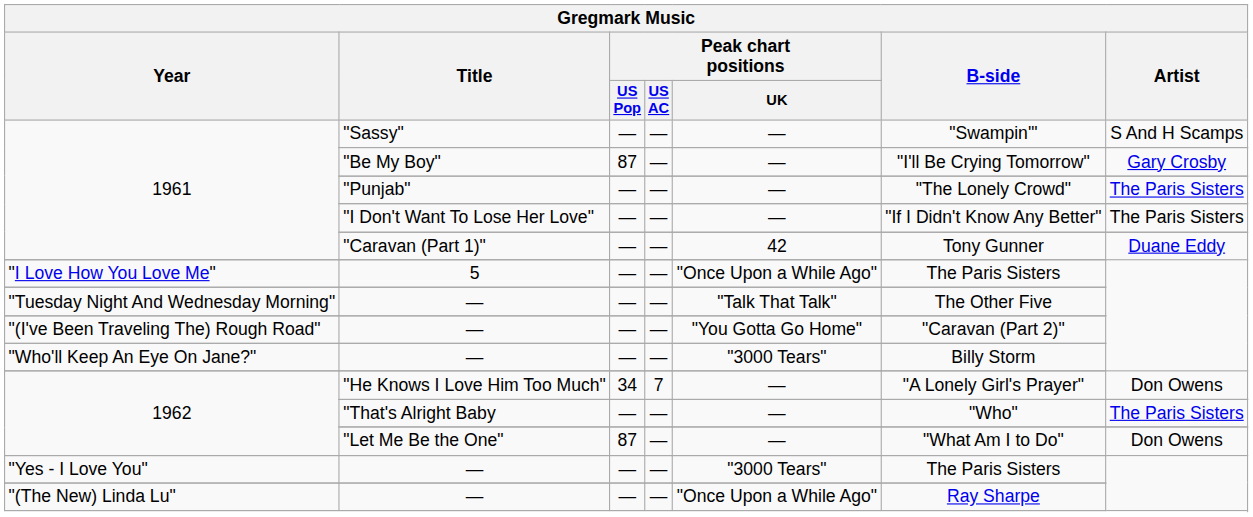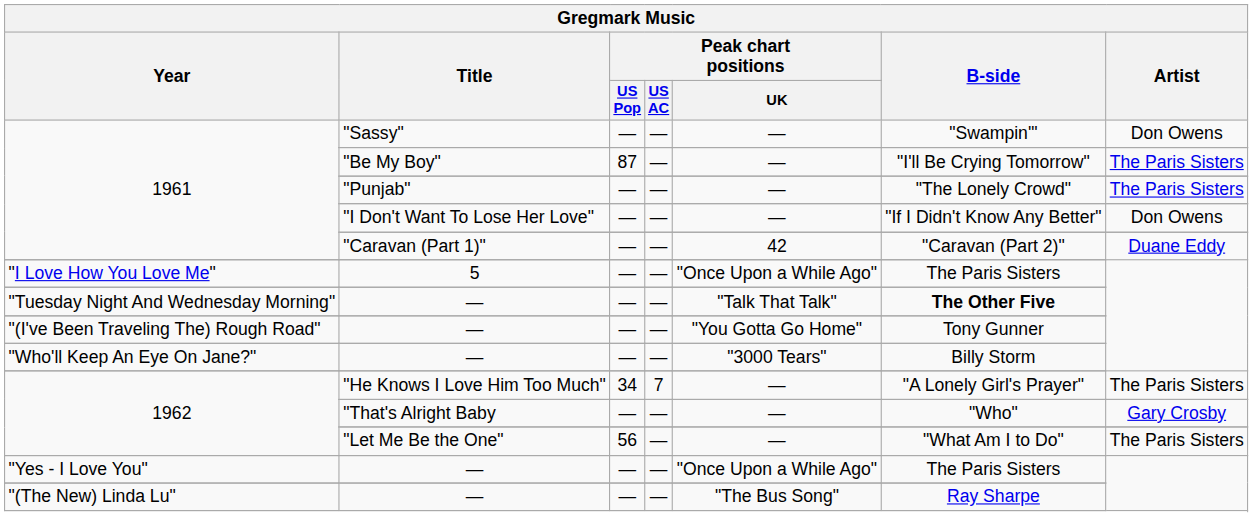(1177, 134) S And H Scamps -> (1177, 134) Don Owens
(1177, 161) Gary Crosby -> (1177, 161) The Paris Sisters
(1177, 217) The Paris Sisters -> (1177, 217) Don Owens
(993, 245) Tony Gunner -> (993, 245) "Caravan (Part 2)"
(993, 301) normal -> (993, 301) bold
(993, 329) "Caravan (Part 2)" -> (993, 329) Tony Gunner
(1177, 385) Don Owens -> (1177, 385) The Paris Sisters
(1177, 413) The Paris Sisters -> (1177, 413) Gary Crosby
(627, 441) 87 -> (627, 441) 56
(1177, 441) Don Owens -> (1177, 441) The Paris Sisters
(777, 468) "3000 Tears" -> (777, 468) "Once Upon a While Ago"
(777, 496) "Once Upon a While Ago" -> (777, 496) "The Bus Song"
